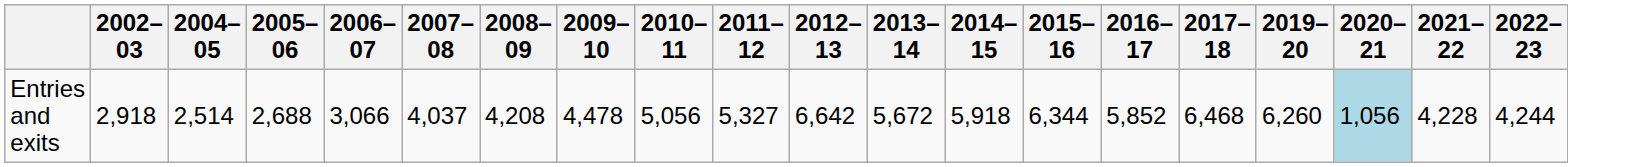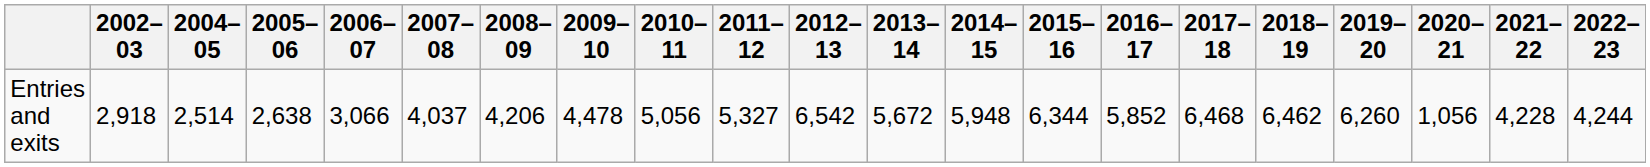+ column: (1295, 37)
(282, 115) 2,688 -> (282, 115) 2,638
(515, 115) 4,208 -> (515, 115) 4,206
(825, 115) 6,642 -> (825, 115) 6,542
(981, 115) 5,918 -> (981, 115) 5,948
(1370, 115) lightblue background -> (1448, 115) no background
